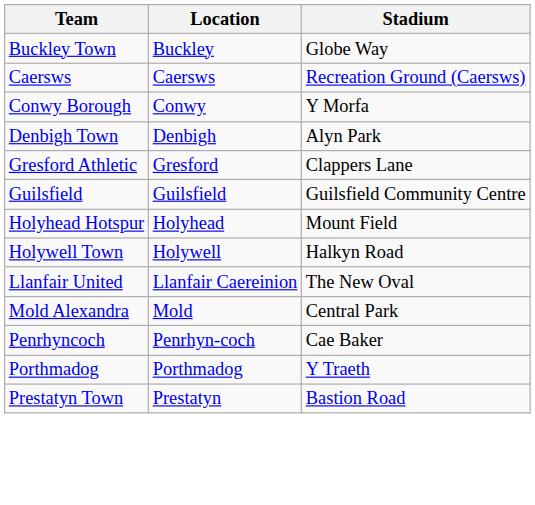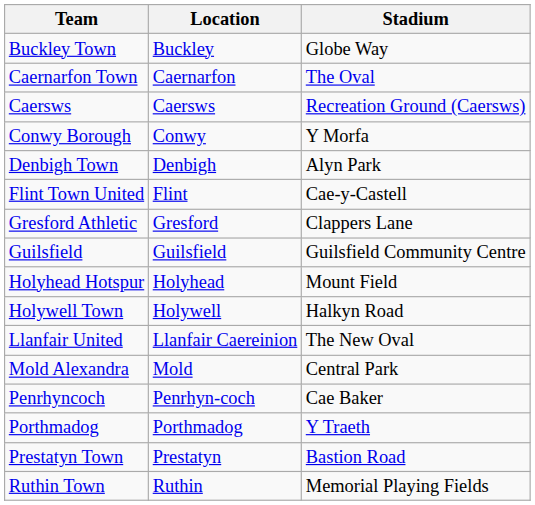+ row: (73, 77)
+ row: (76, 194)
+ row: (57, 485)
